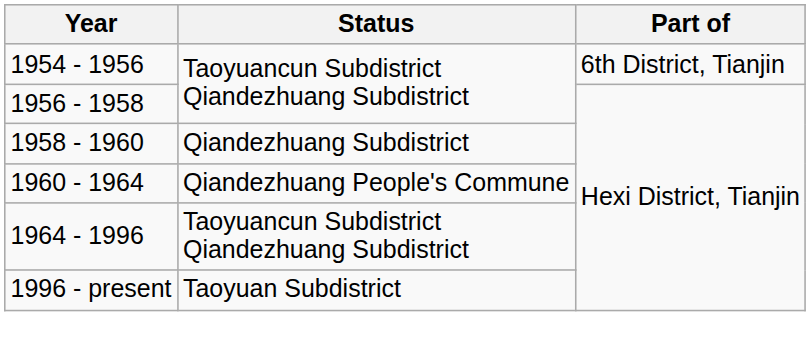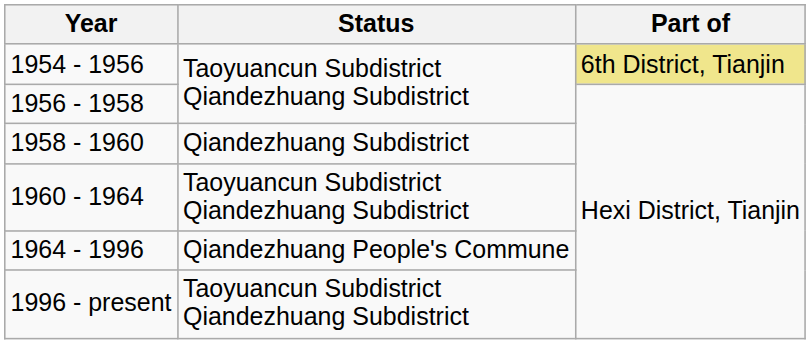(683, 63) no background -> (683, 63) khaki background
(376, 182) Qiandezhuang People's Commune -> (326, 196) Taoyuancun Subdistrict Qiandezhuang Subdistrict
(326, 236) Taoyuancun Subdistrict Qiandezhuang Subdistrict -> (376, 250) Qiandezhuang People's Commune
(292, 289) Taoyuan Subdistrict -> (326, 303) Taoyuancun Subdistrict Qiandezhuang Subdistrict
